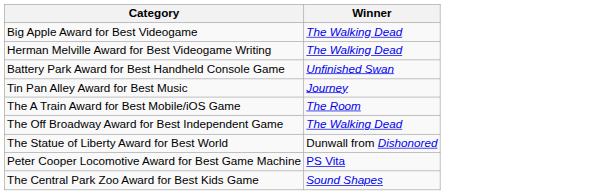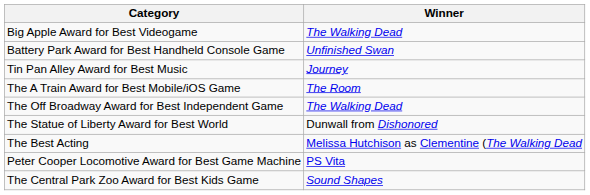- row: (139, 50)
+ row: (48, 143)
